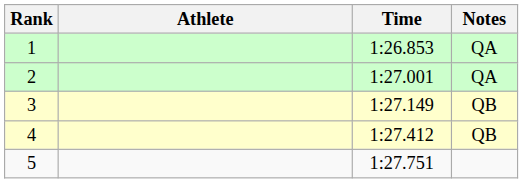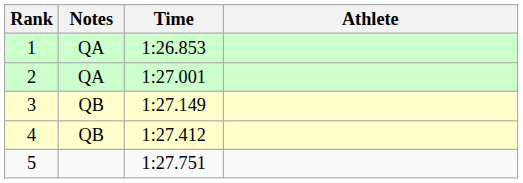columns swapped: (205, 18) <-> (484, 18)
